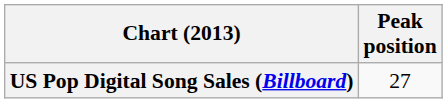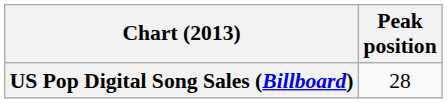(400, 80) 27 -> (400, 80) 28
